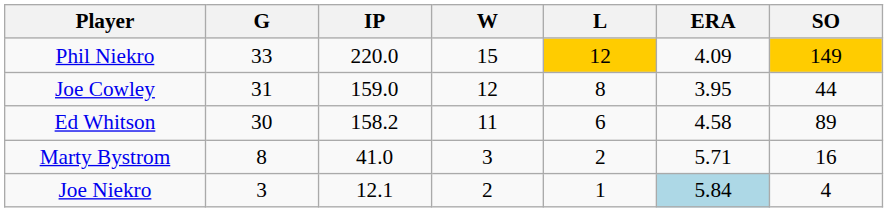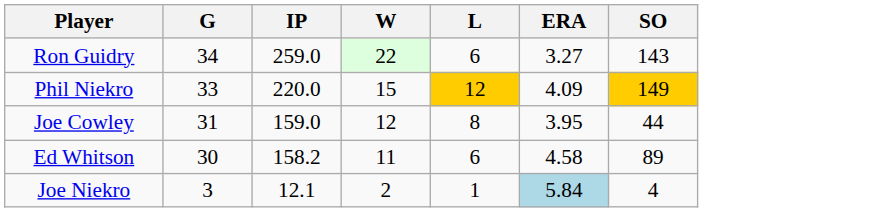+ row: (84, 55)
- row: (105, 156)
